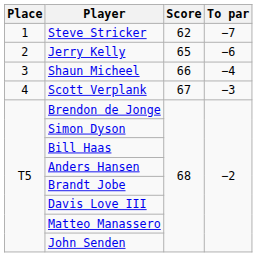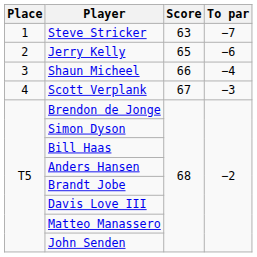(184, 33) 62 -> (184, 33) 63
